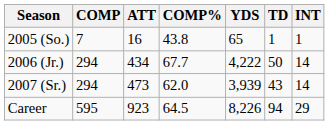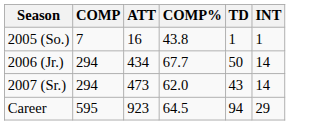- column: (245, 16)
